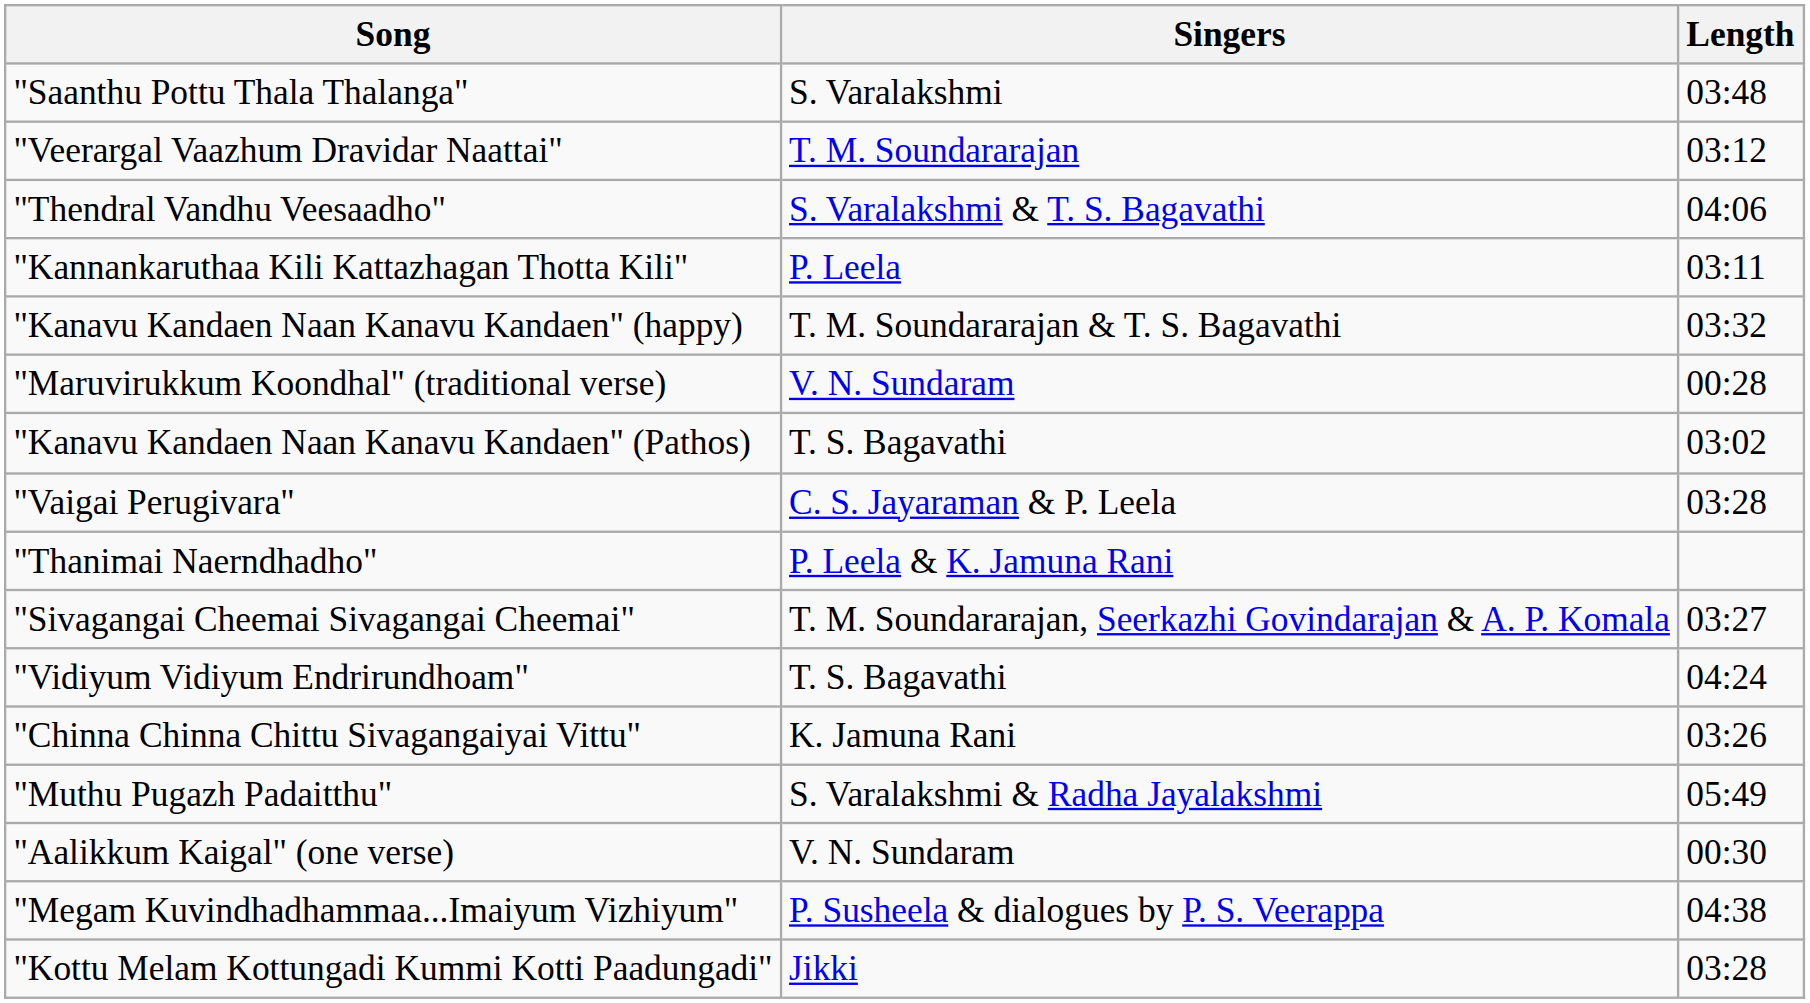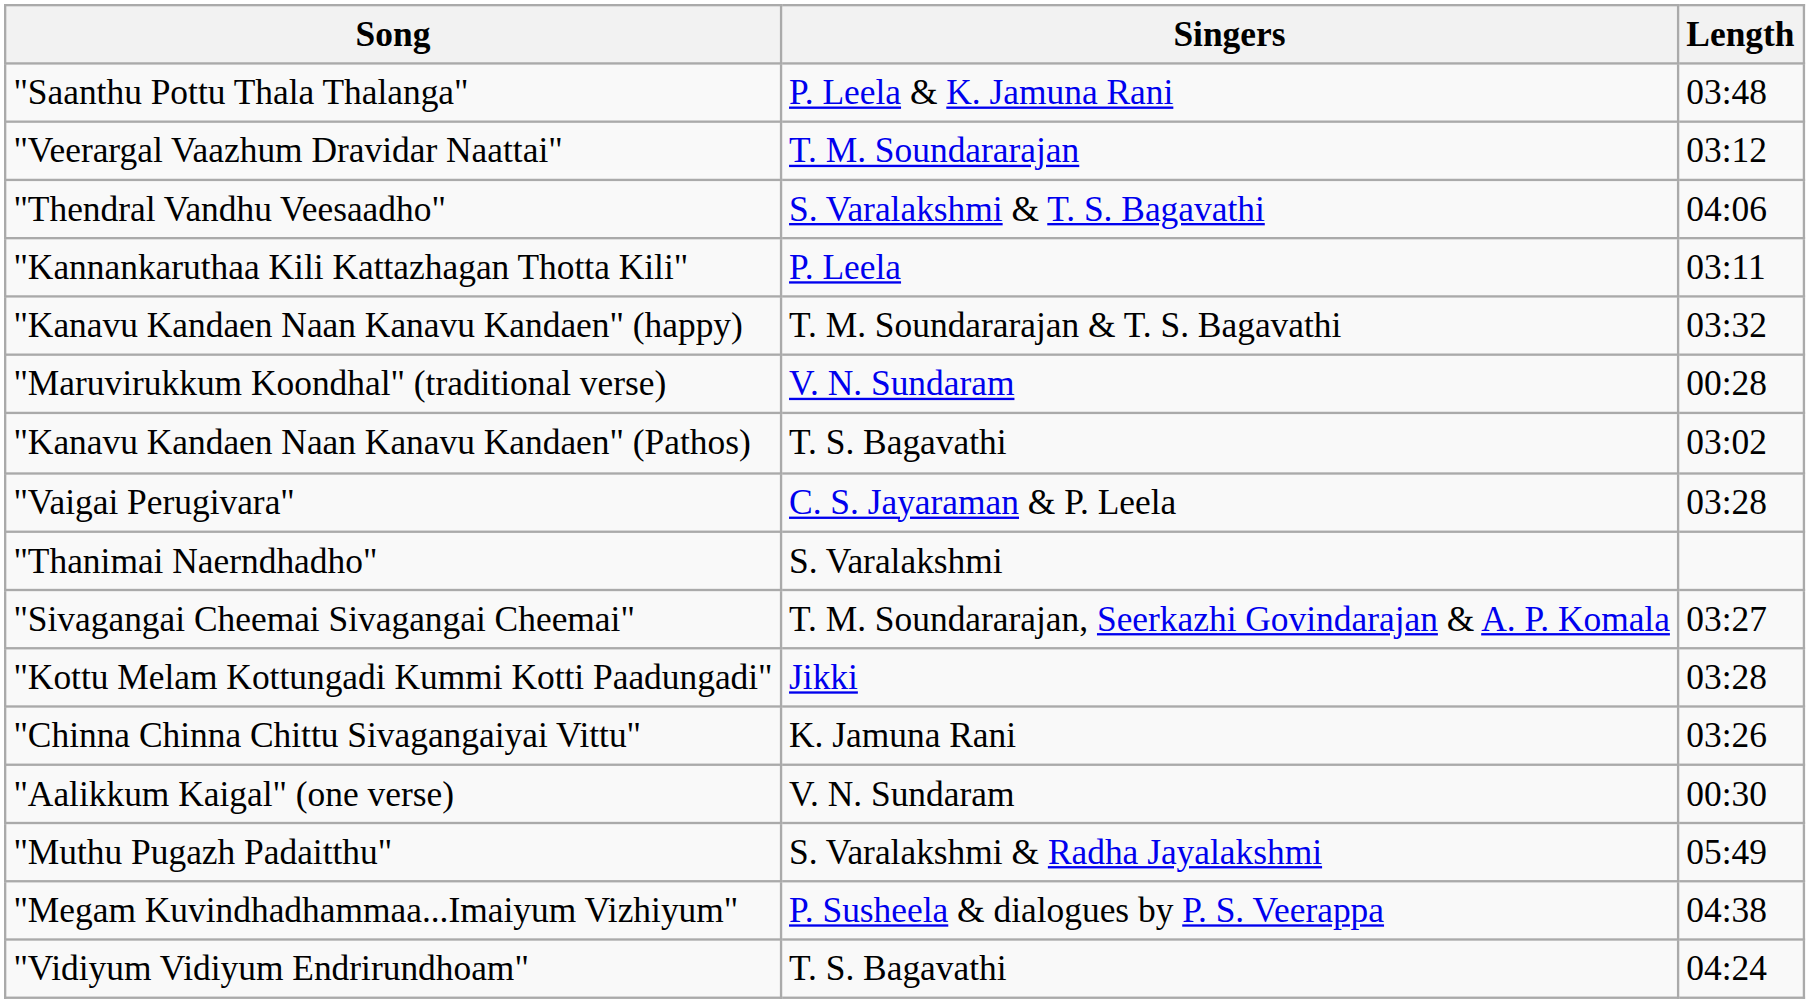(896, 92) S. Varalakshmi -> (981, 92) P. Leela & K. Jamuna Rani
(981, 559) P. Leela & K. Jamuna Rani -> (896, 559) S. Varalakshmi
rows swapped: (393, 968) <-> (271, 676)
rows swapped: (203, 793) <-> (234, 851)
